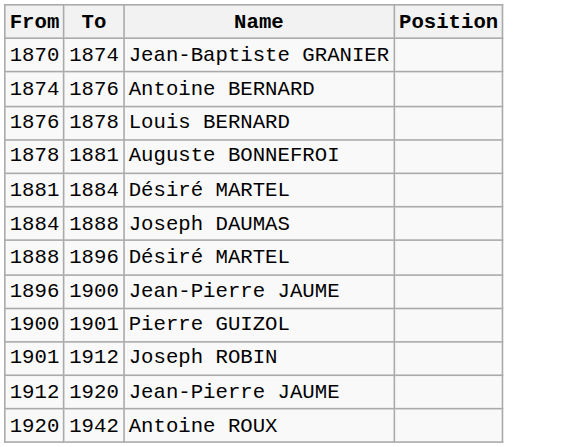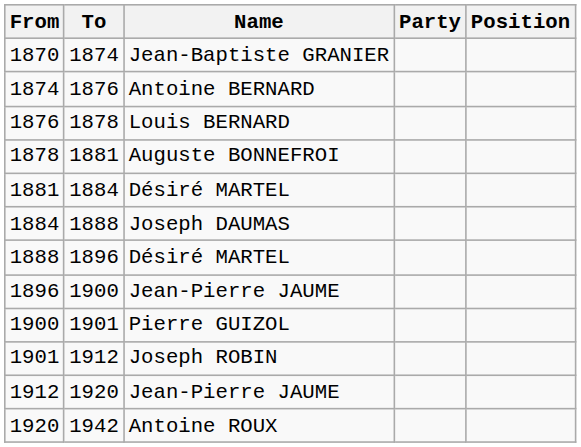+ column: (430, 22)
